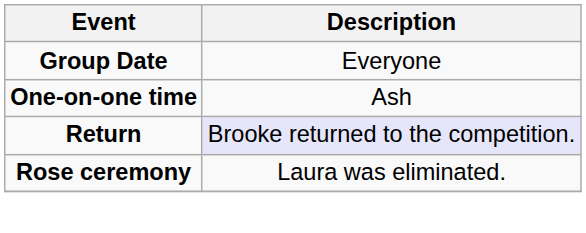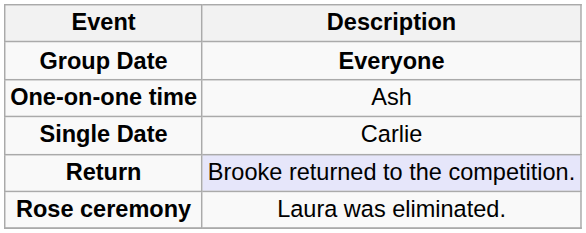(392, 60) normal -> (392, 60) bold
+ row: (104, 135)
